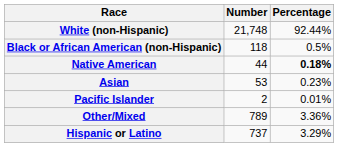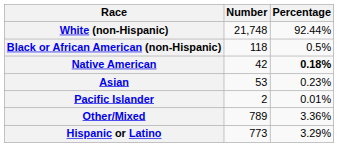(261, 64) 44 -> (261, 64) 42
(258, 133) 737 -> (258, 133) 773
